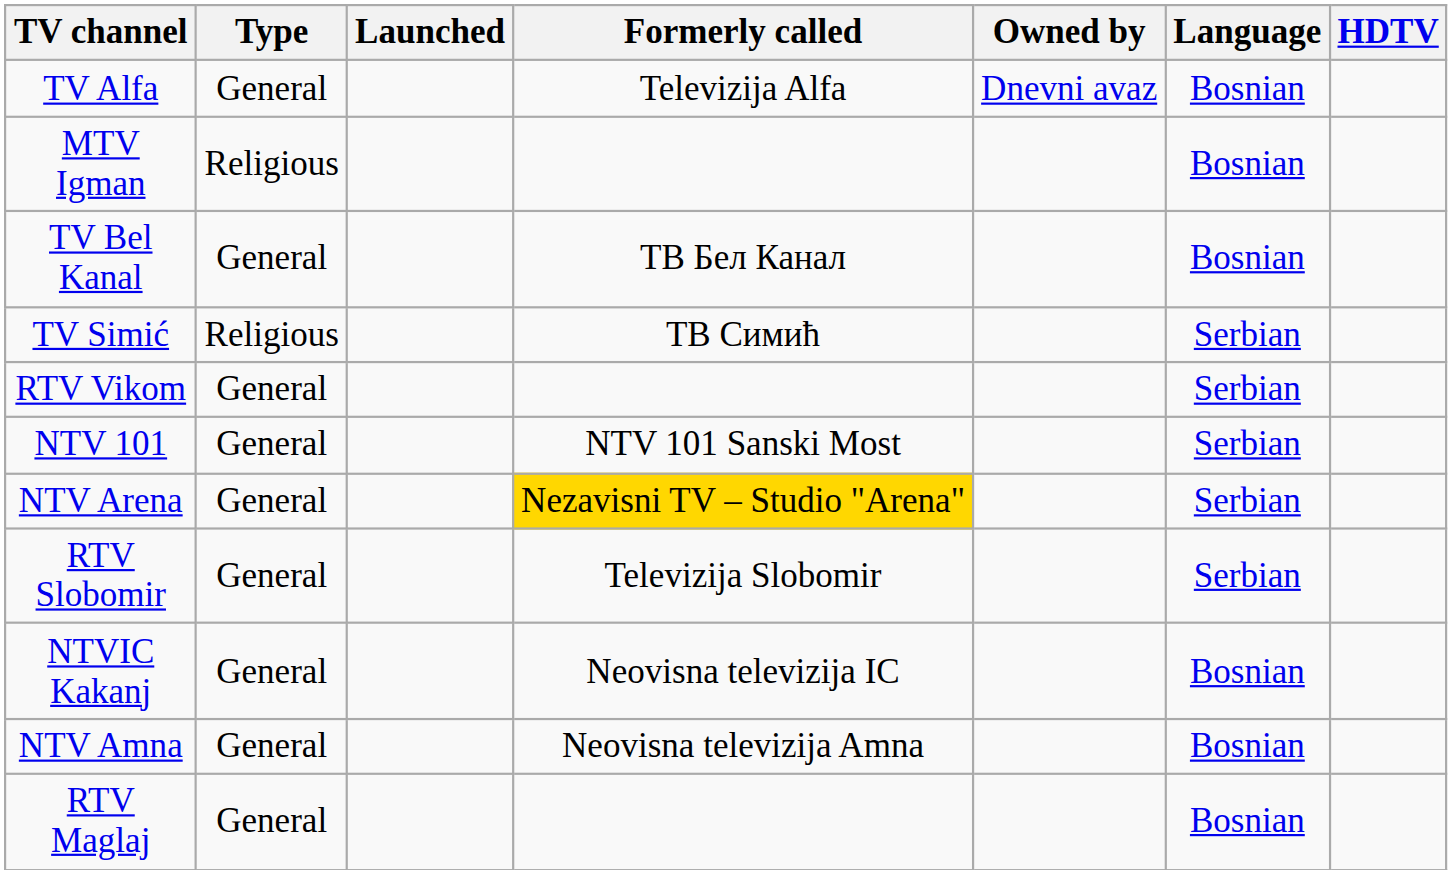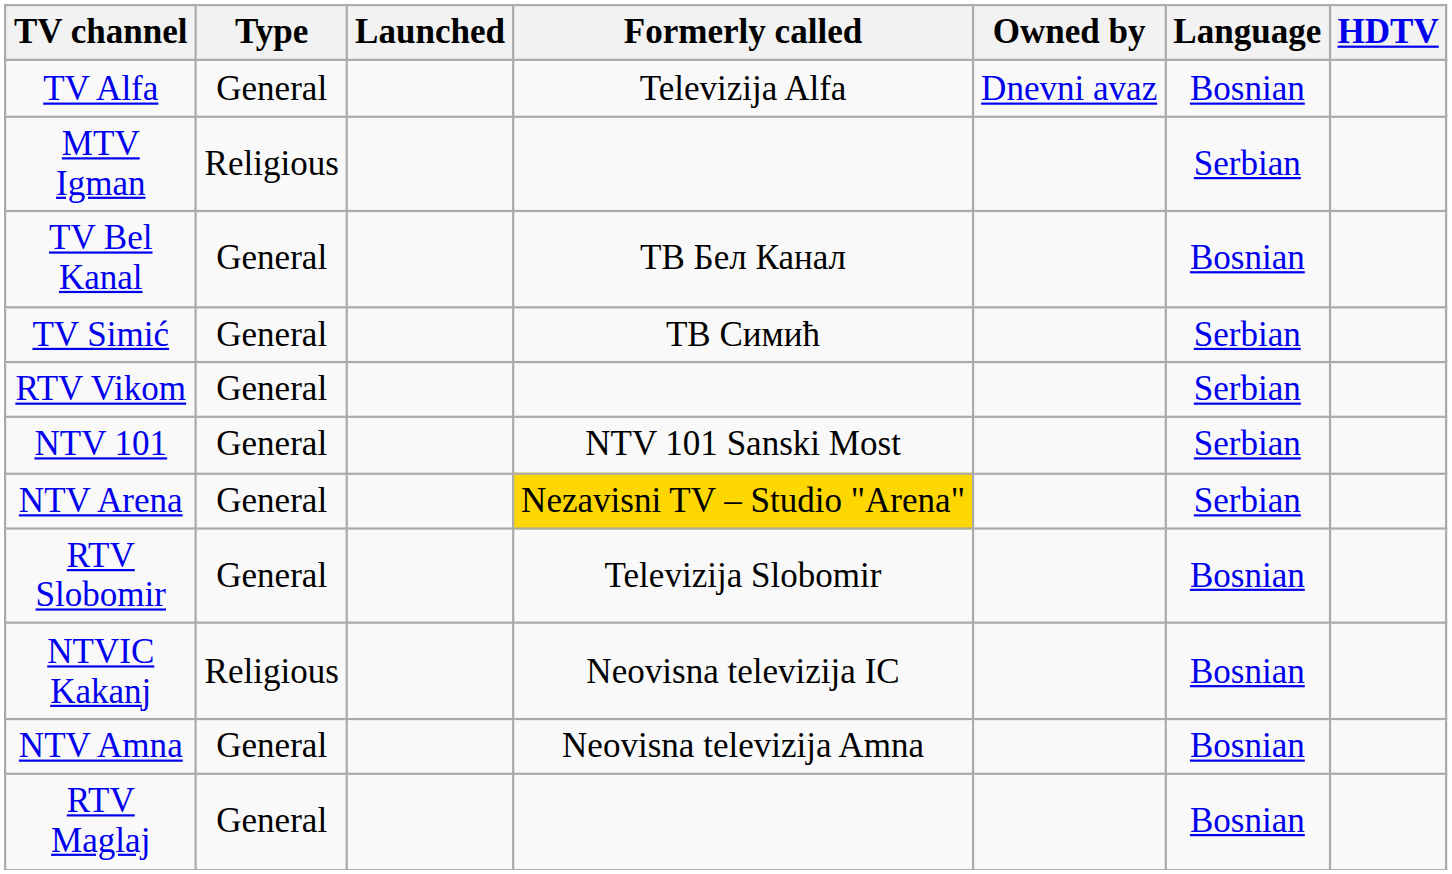(1247, 163) Bosnian -> (1247, 163) Serbian
(272, 333) Religious -> (272, 333) General
(1247, 575) Serbian -> (1247, 575) Bosnian
(272, 670) General -> (272, 670) Religious
